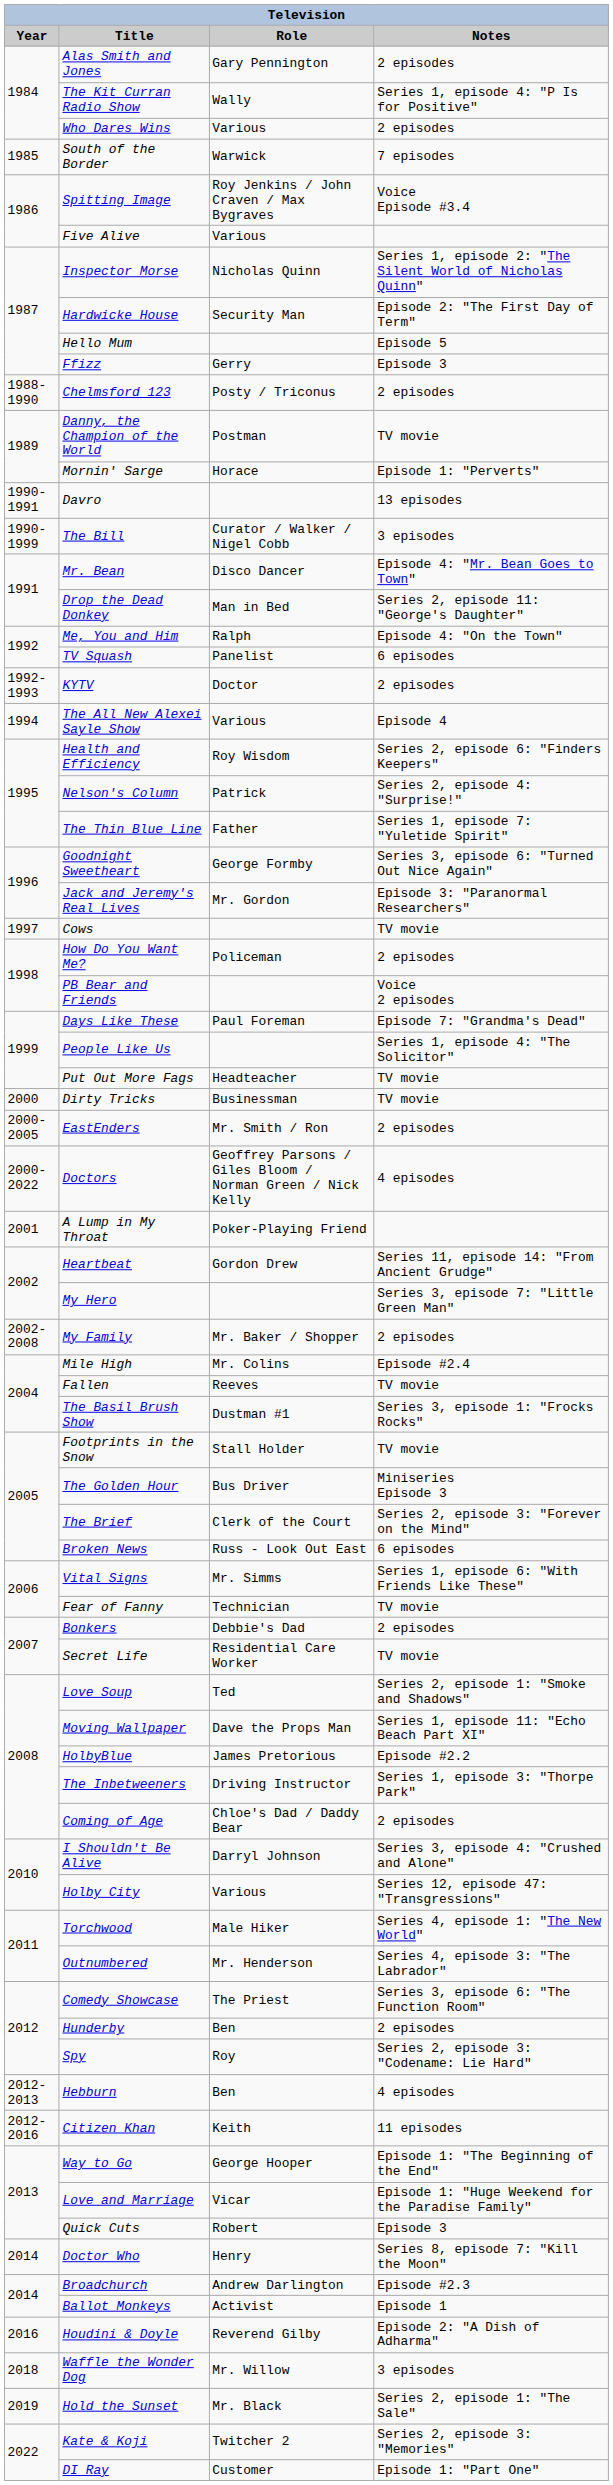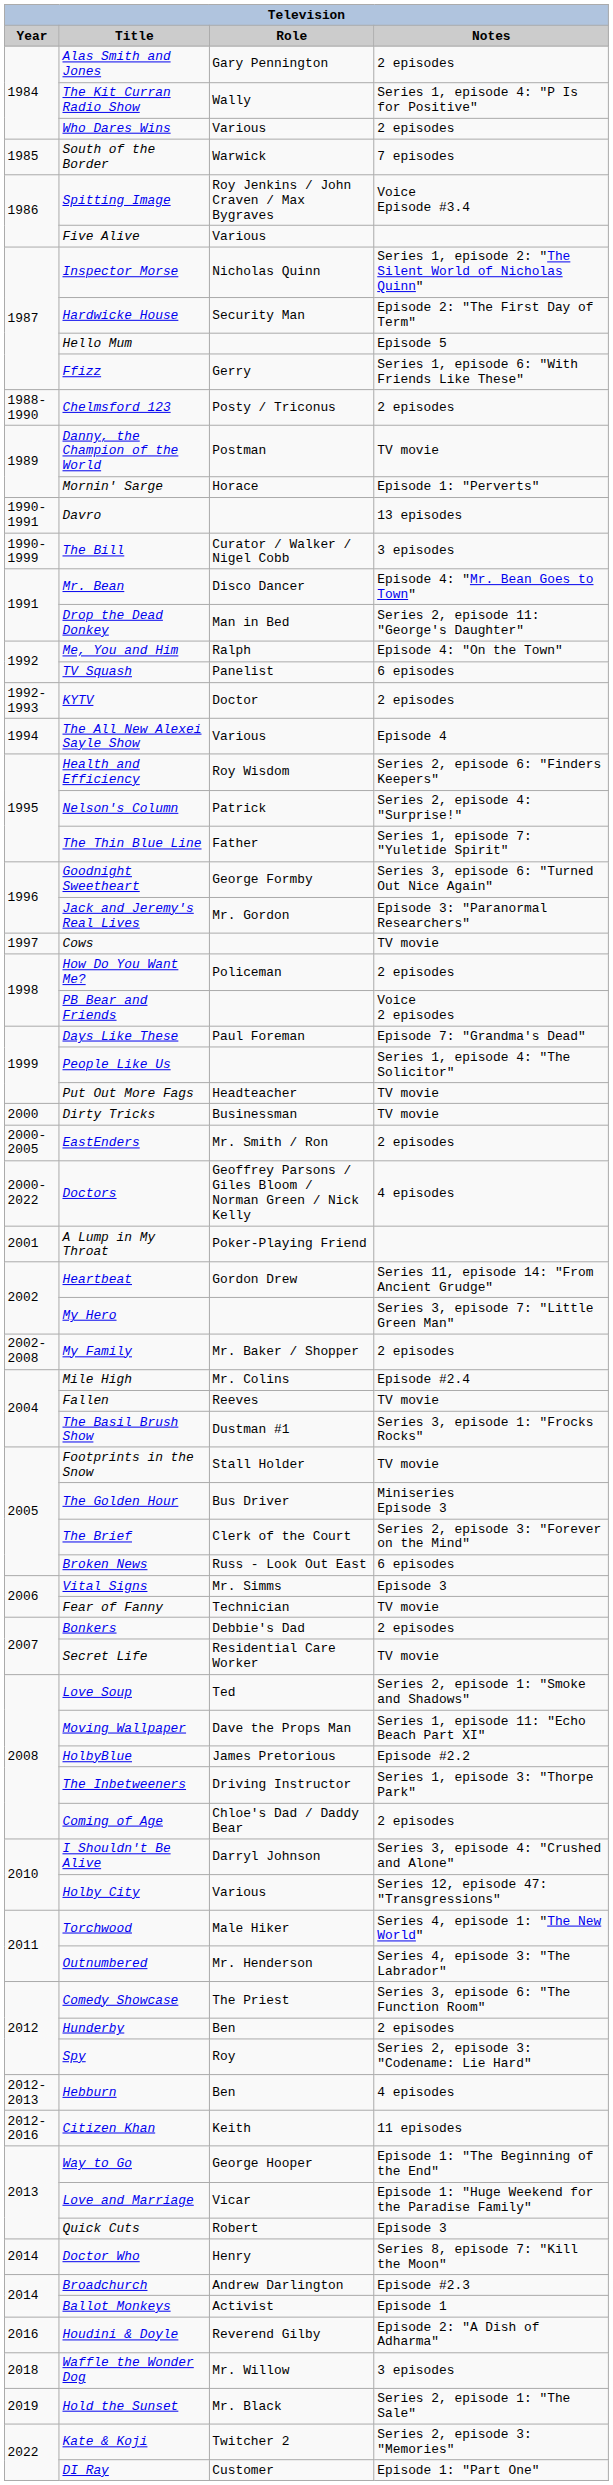(412, 365) Episode 3 -> (478, 372) Series 1, episode 6: "With Friends Like These"
(478, 1579) Series 1, episode 6: "With Friends Like These" -> (412, 1586) Episode 3
